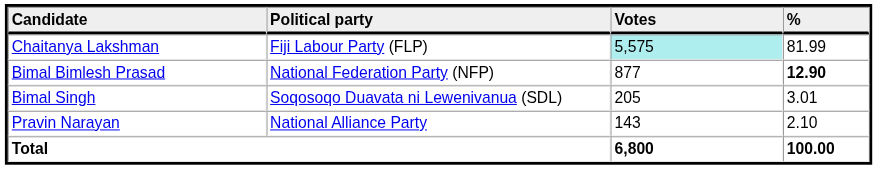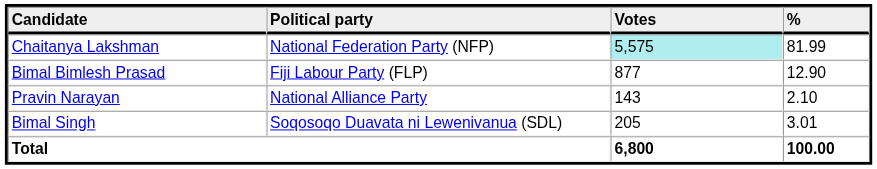(349, 47) Fiji Labour Party (FLP) -> (382, 47) National Federation Party (NFP)
(382, 72) National Federation Party (NFP) -> (349, 72) Fiji Labour Party (FLP)
(806, 72) bold -> (806, 72) normal
rows swapped: (54, 98) <-> (66, 123)
